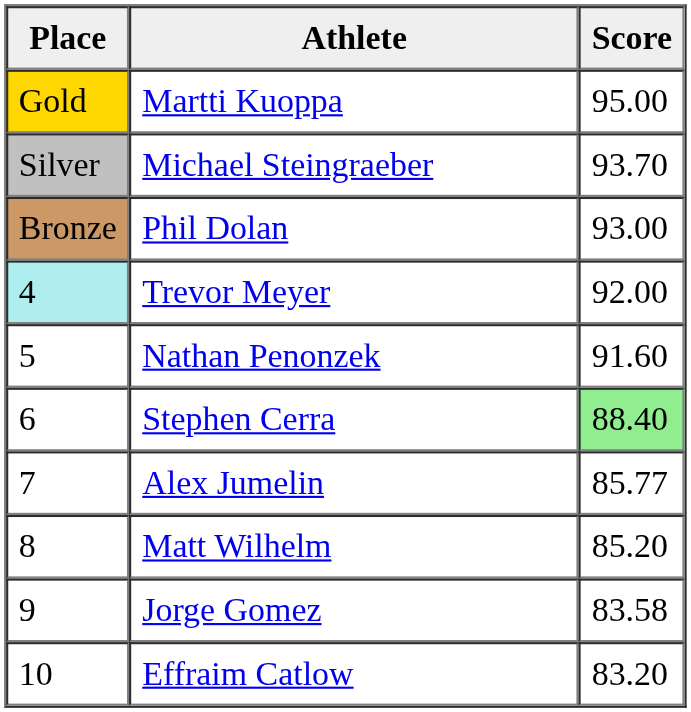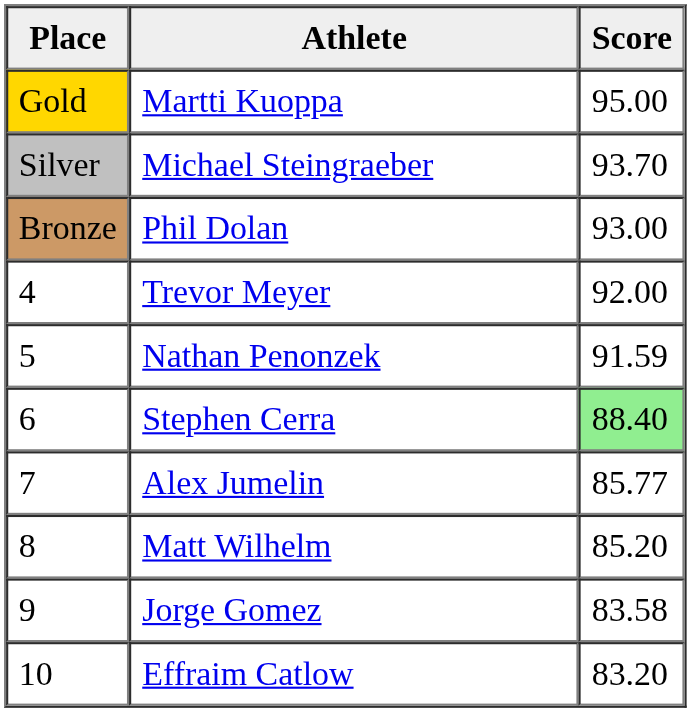(27, 291) paleturquoise background -> (27, 291) no background
(630, 355) 91.60 -> (630, 355) 91.59
